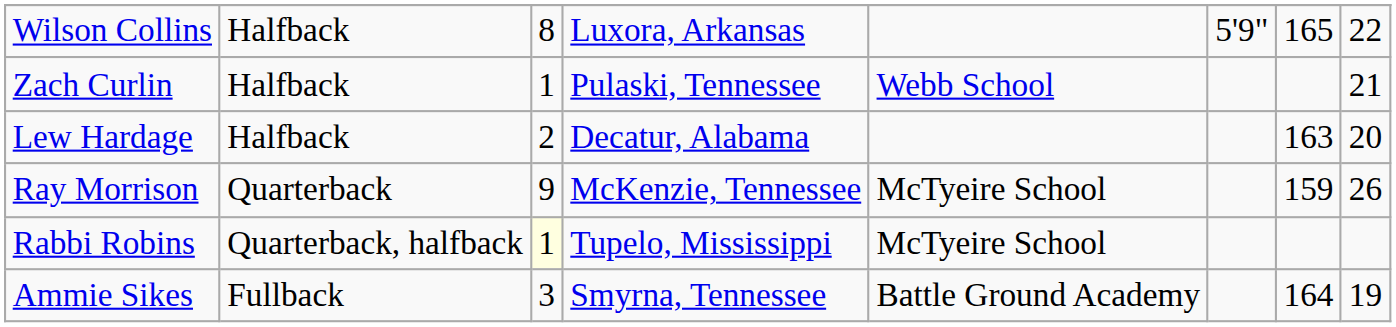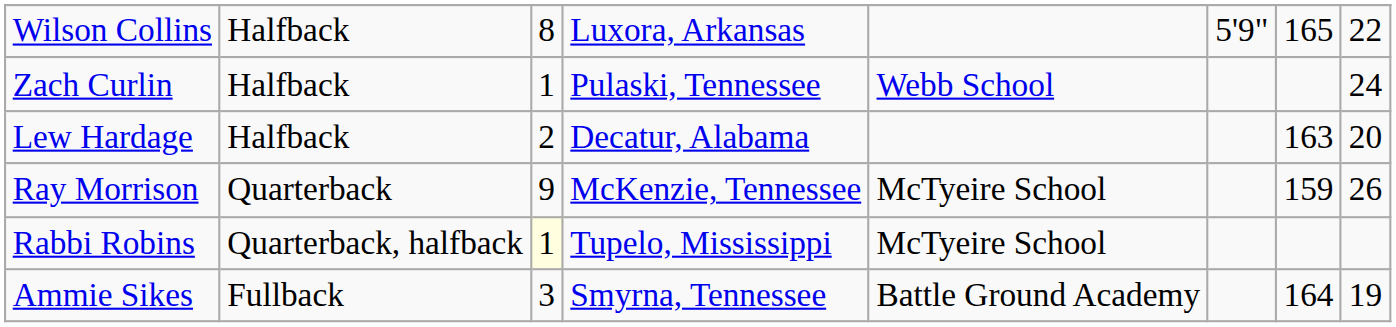(1365, 83) 21 -> (1365, 83) 24
